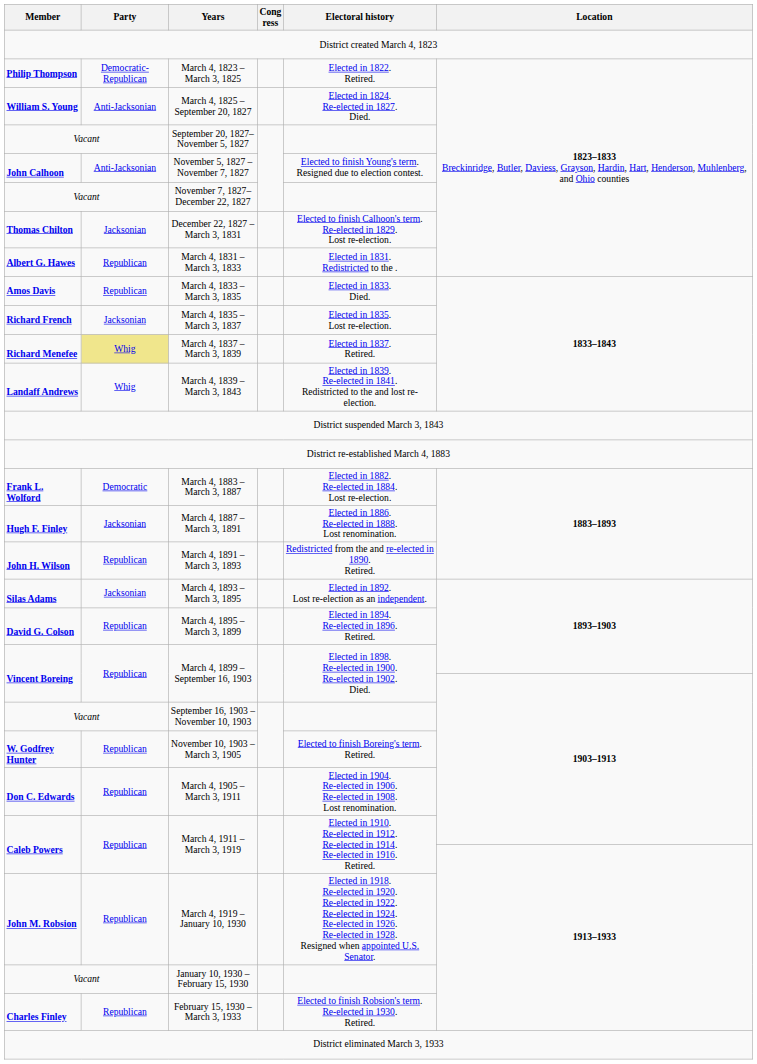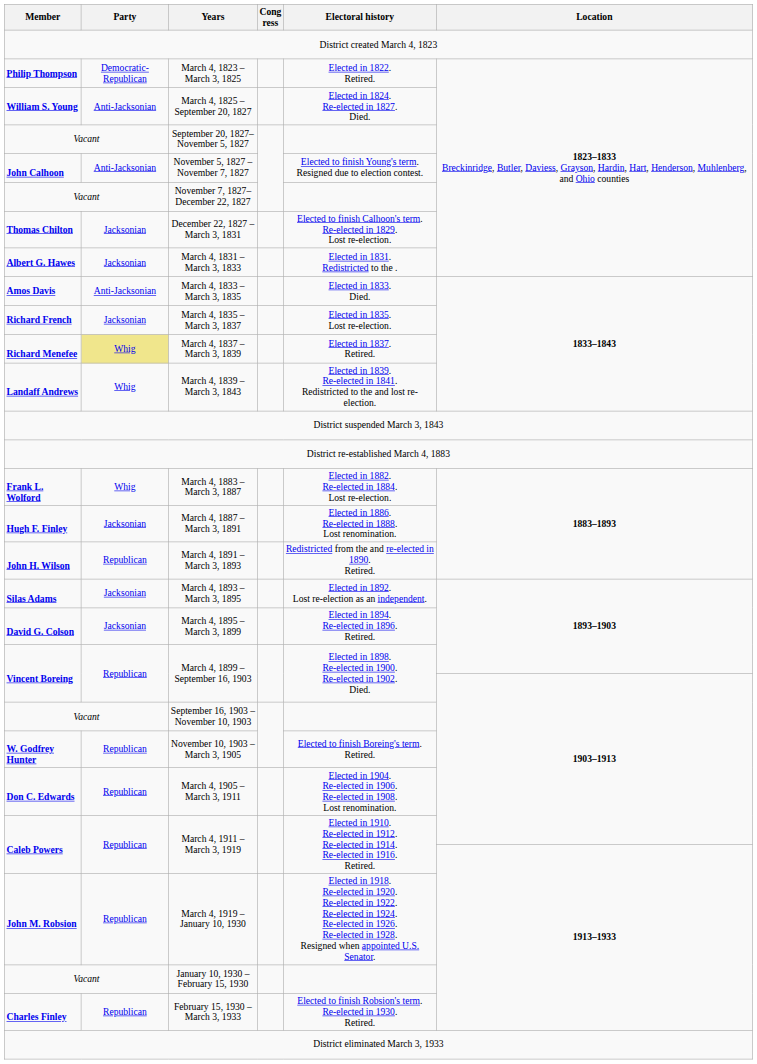(125, 262) Republican -> (125, 262) Jacksonian
(125, 291) Republican -> (125, 291) Anti-Jacksonian
(125, 487) Democratic -> (125, 487) Whig
(125, 626) Republican -> (125, 626) Jacksonian
